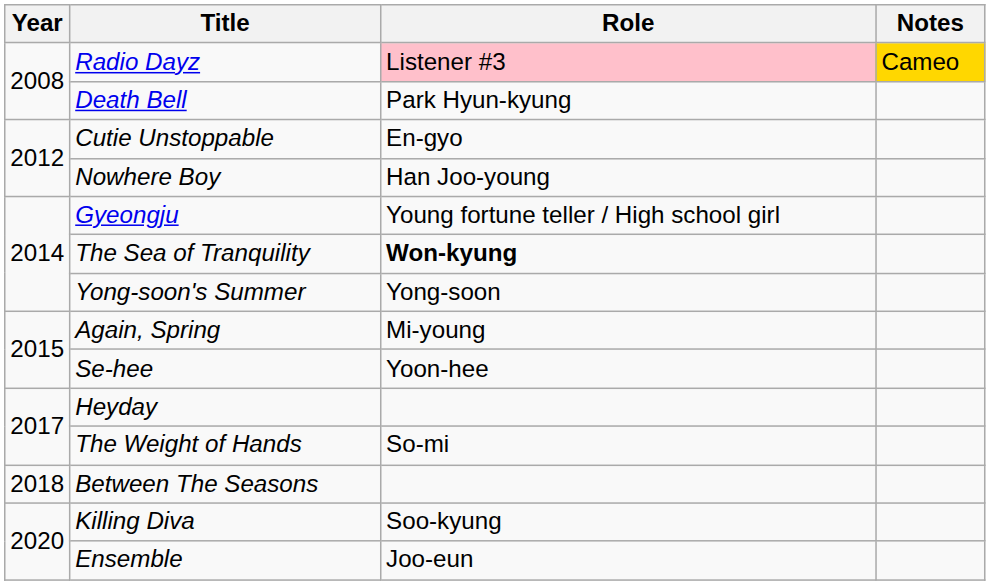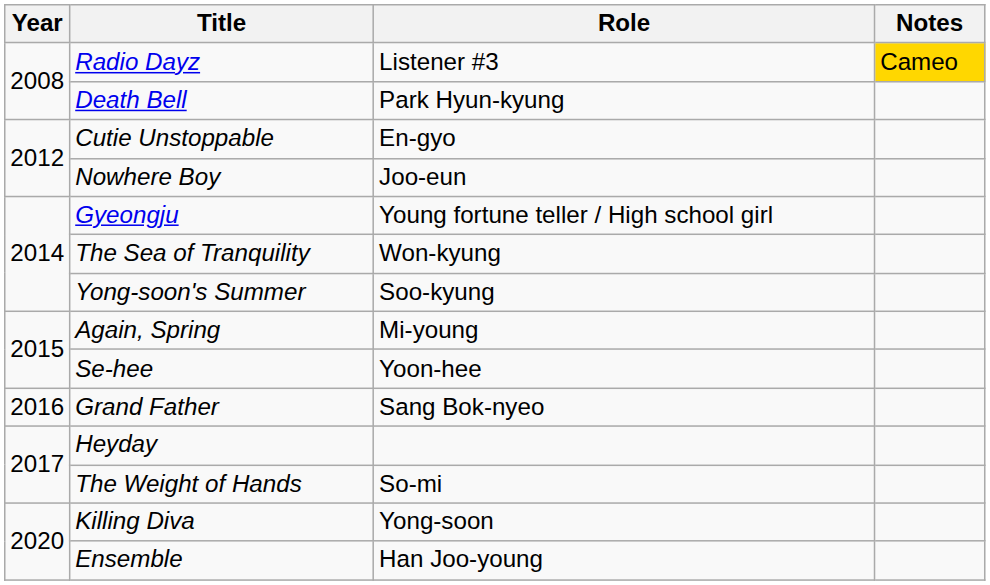(446, 61) pink background -> (439, 61) no background
(468, 176) Han Joo-young -> (423, 176) Joo-eun
(452, 253) bold -> (440, 253) normal
(443, 291) Yong-soon -> (437, 291) Soo-kyung
+ row: (147, 406)
- row: (197, 483)
(444, 521) Soo-kyung -> (436, 521) Yong-soon
(430, 560) Joo-eun -> (461, 560) Han Joo-young
